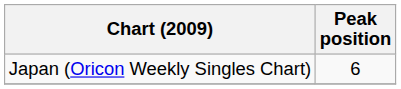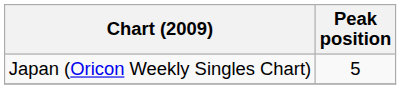(355, 68) 6 -> (355, 68) 5
